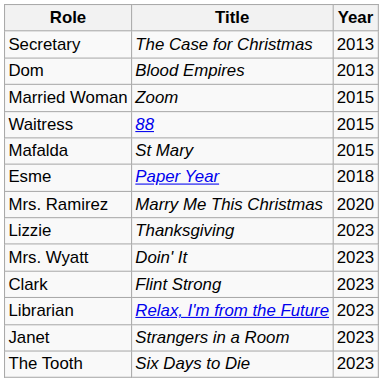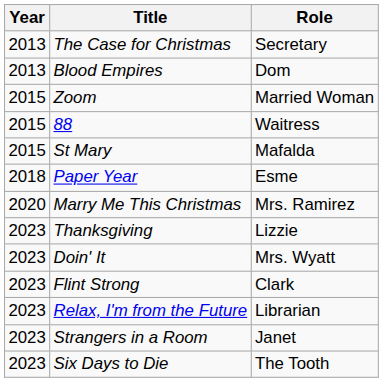columns swapped: (355, 17) <-> (68, 17)
